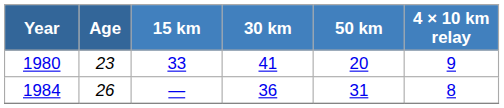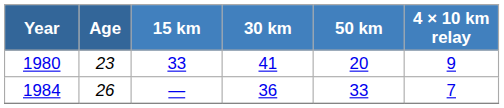(359, 90) 31 -> (359, 90) 33
(451, 90) 8 -> (451, 90) 7
